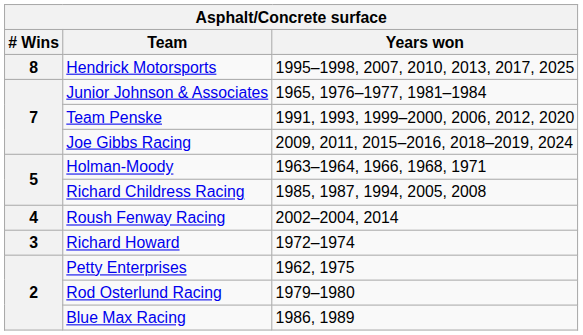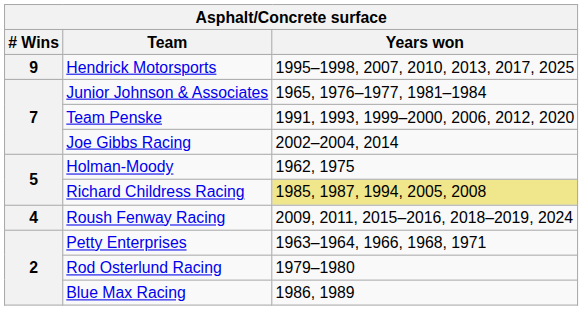(34, 67) 8 -> (34, 67) 9
(424, 142) 2009, 2011, 2015–2016, 2018–2019, 2024 -> (337, 142) 2002–2004, 2014
(381, 167) 1963–1964, 1966, 1968, 1971 -> (315, 167) 1962, 1975
(381, 192) no background -> (381, 192) khaki background
(337, 217) 2002–2004, 2014 -> (424, 217) 2009, 2011, 2015–2016, 2018–2019, 2024
- row: (123, 242)
(315, 267) 1962, 1975 -> (381, 242) 1963–1964, 1966, 1968, 1971
